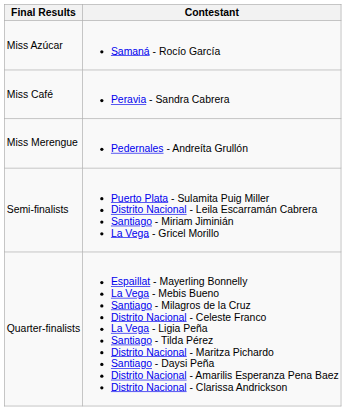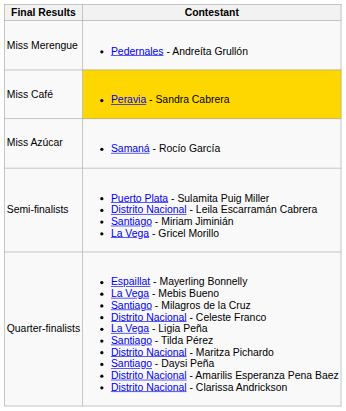rows swapped: (35, 45) <-> (42, 143)
(212, 100) no background -> (212, 100) gold background
